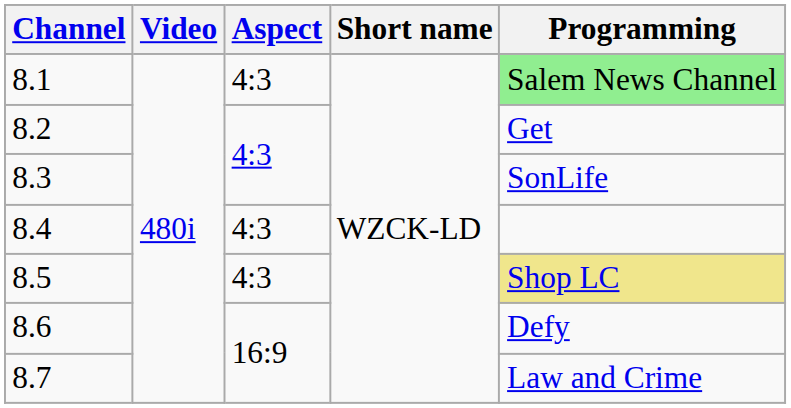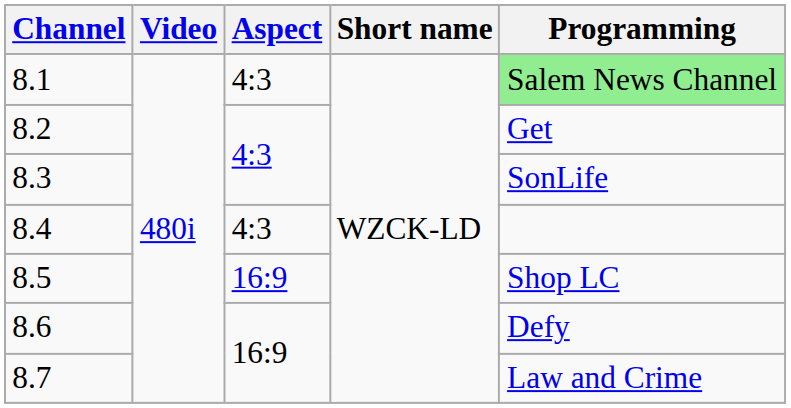(252, 278) 4:3 -> (260, 278) 16:9
(563, 278) khaki background -> (563, 278) no background
